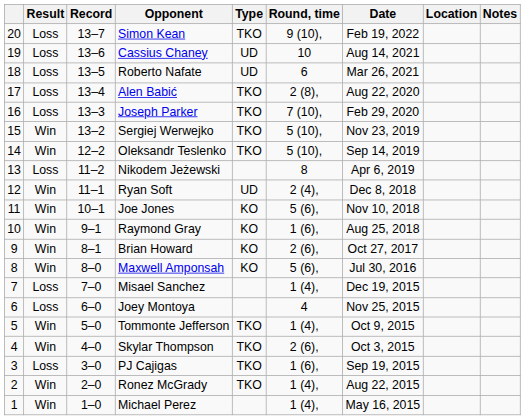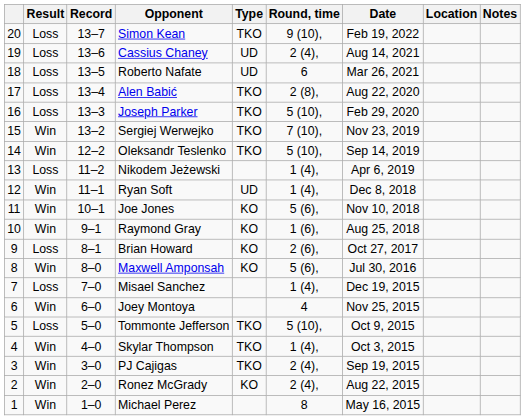(304, 53) 10 -> (304, 53) 2 (4),
(304, 111) 7 (10), -> (304, 111) 5 (10),
(304, 131) 5 (10), -> (304, 131) 7 (10),
(304, 170) 8 -> (304, 170) 1 (4),
(304, 190) 2 (4), -> (304, 190) 1 (4),
(45, 248) Win -> (45, 248) Loss
(45, 307) Loss -> (45, 307) Win
(45, 326) Win -> (45, 326) Loss
(304, 326) 1 (4), -> (304, 326) 5 (10),
(304, 346) 2 (6), -> (304, 346) 1 (4),
(45, 365) Loss -> (45, 365) Win
(304, 365) 1 (6), -> (304, 365) 2 (4),
(249, 385) TKO -> (249, 385) KO
(304, 385) 1 (4), -> (304, 385) 2 (4),
(304, 405) 1 (4), -> (304, 405) 8
